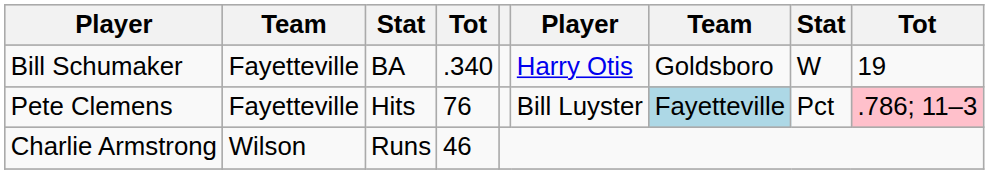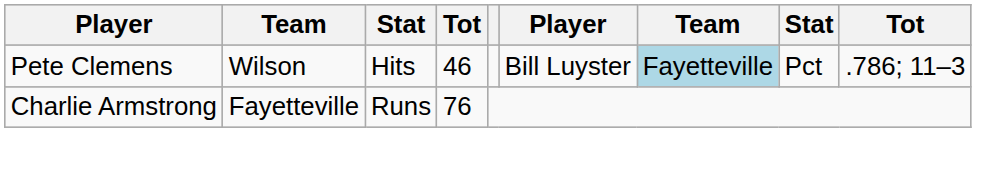- row: (97, 65)
(294, 106) Fayetteville -> (267, 65) Wilson
(457, 106) 76 -> (457, 65) 46
(917, 106) pink background -> (905, 65) no background
(267, 147) Wilson -> (294, 106) Fayetteville
(457, 147) 46 -> (457, 106) 76
